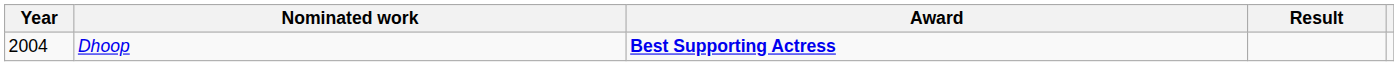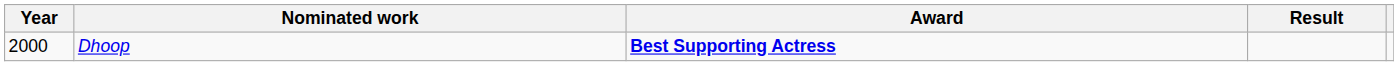(28, 46) 2004 -> (28, 46) 2000
